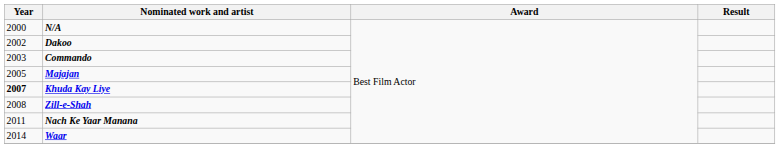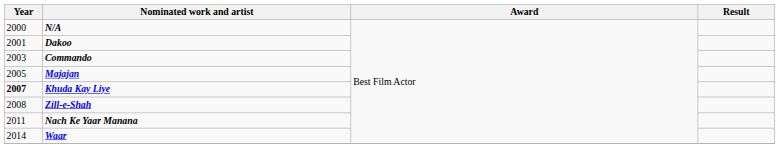(16, 43) 2002 -> (16, 43) 2001
